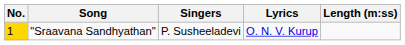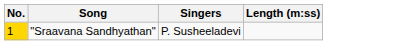- column: (282, 13)
